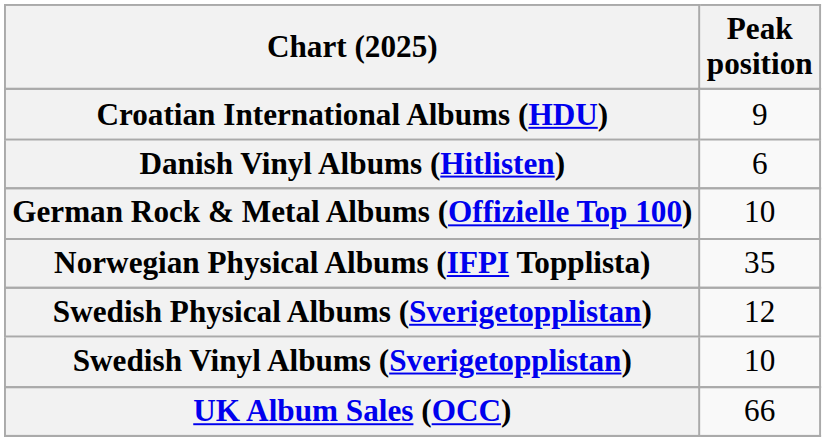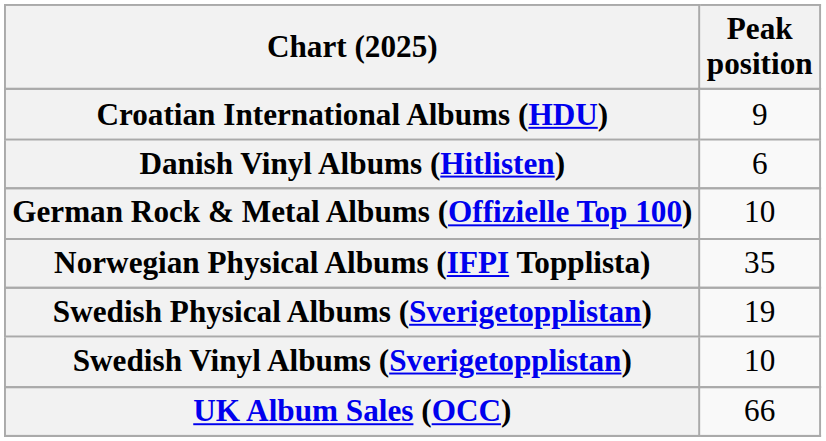(760, 311) 12 -> (760, 311) 19
